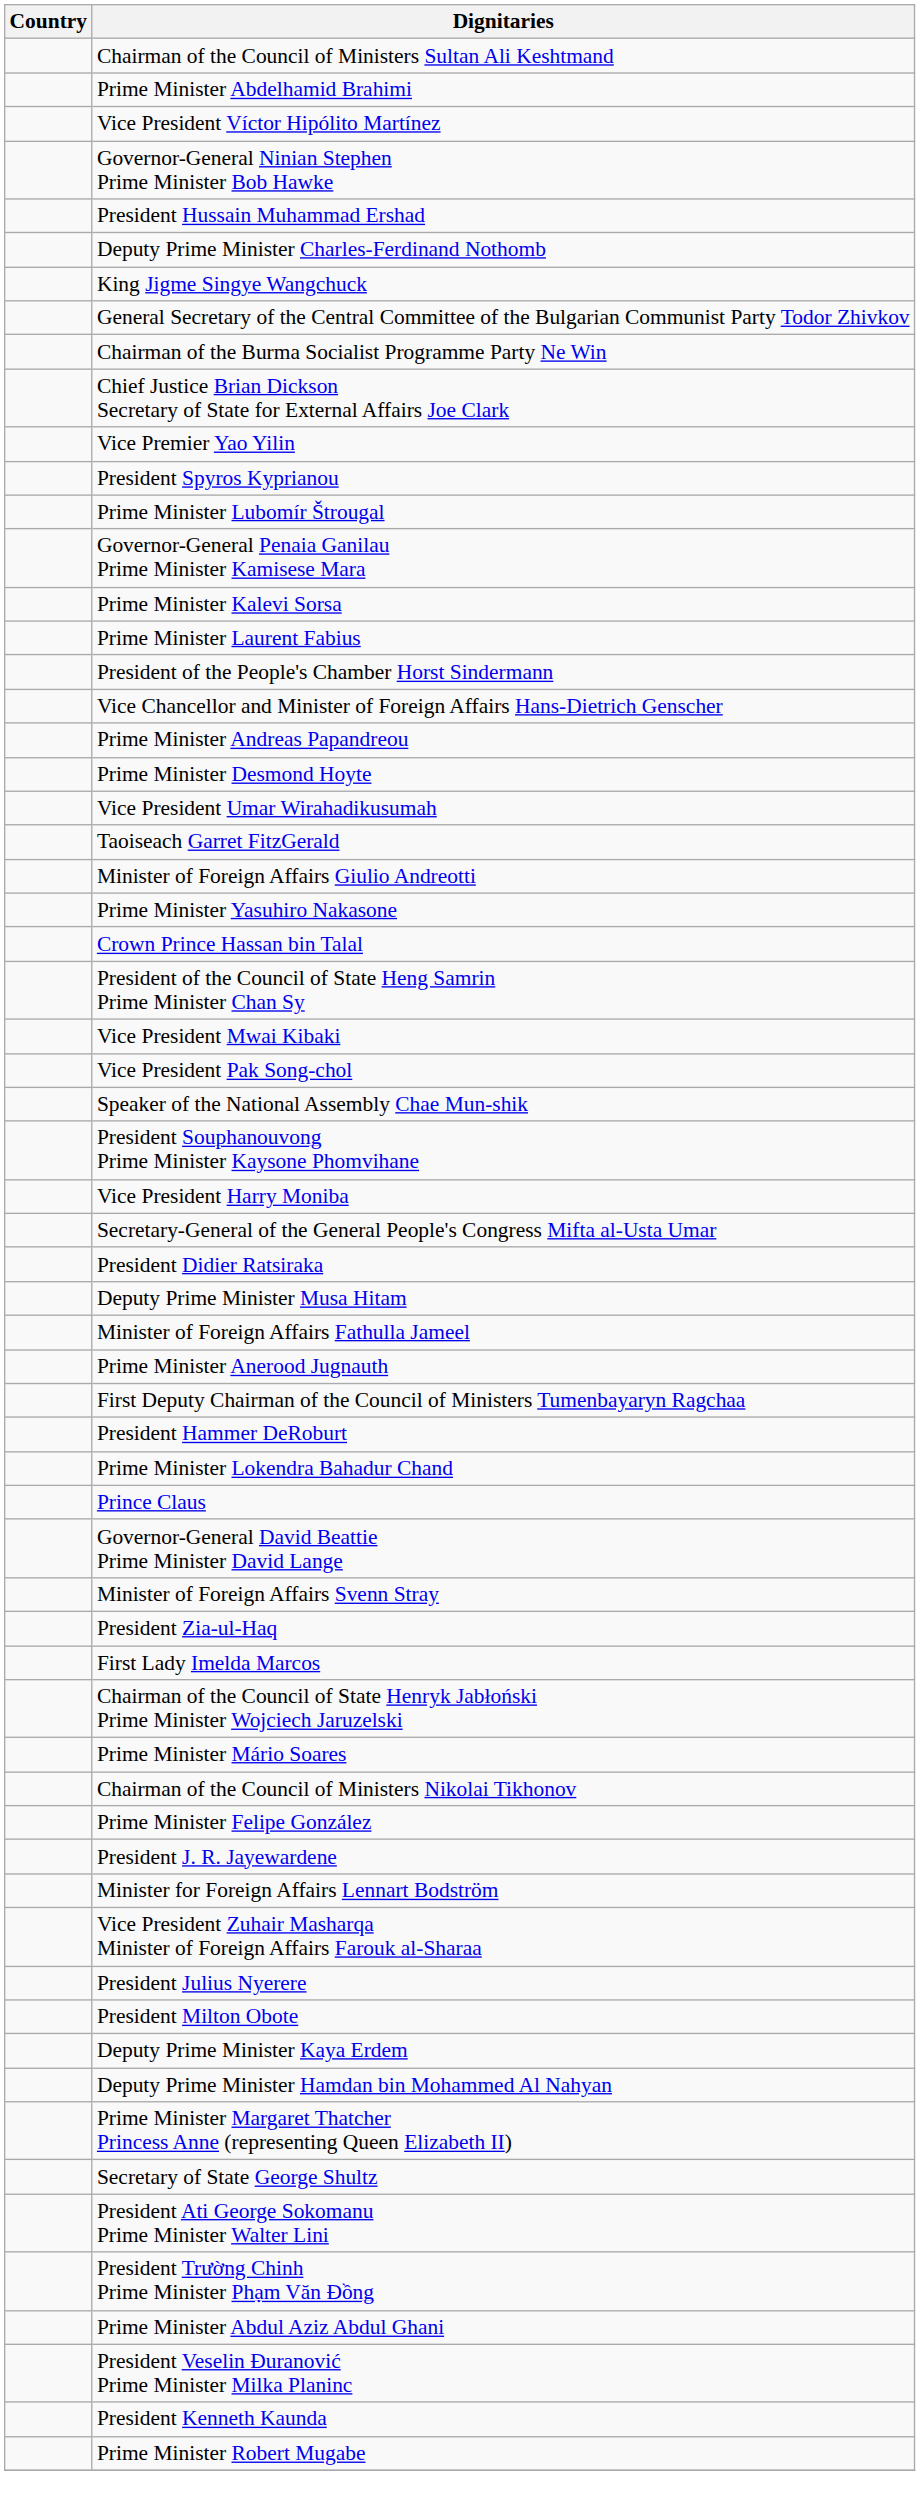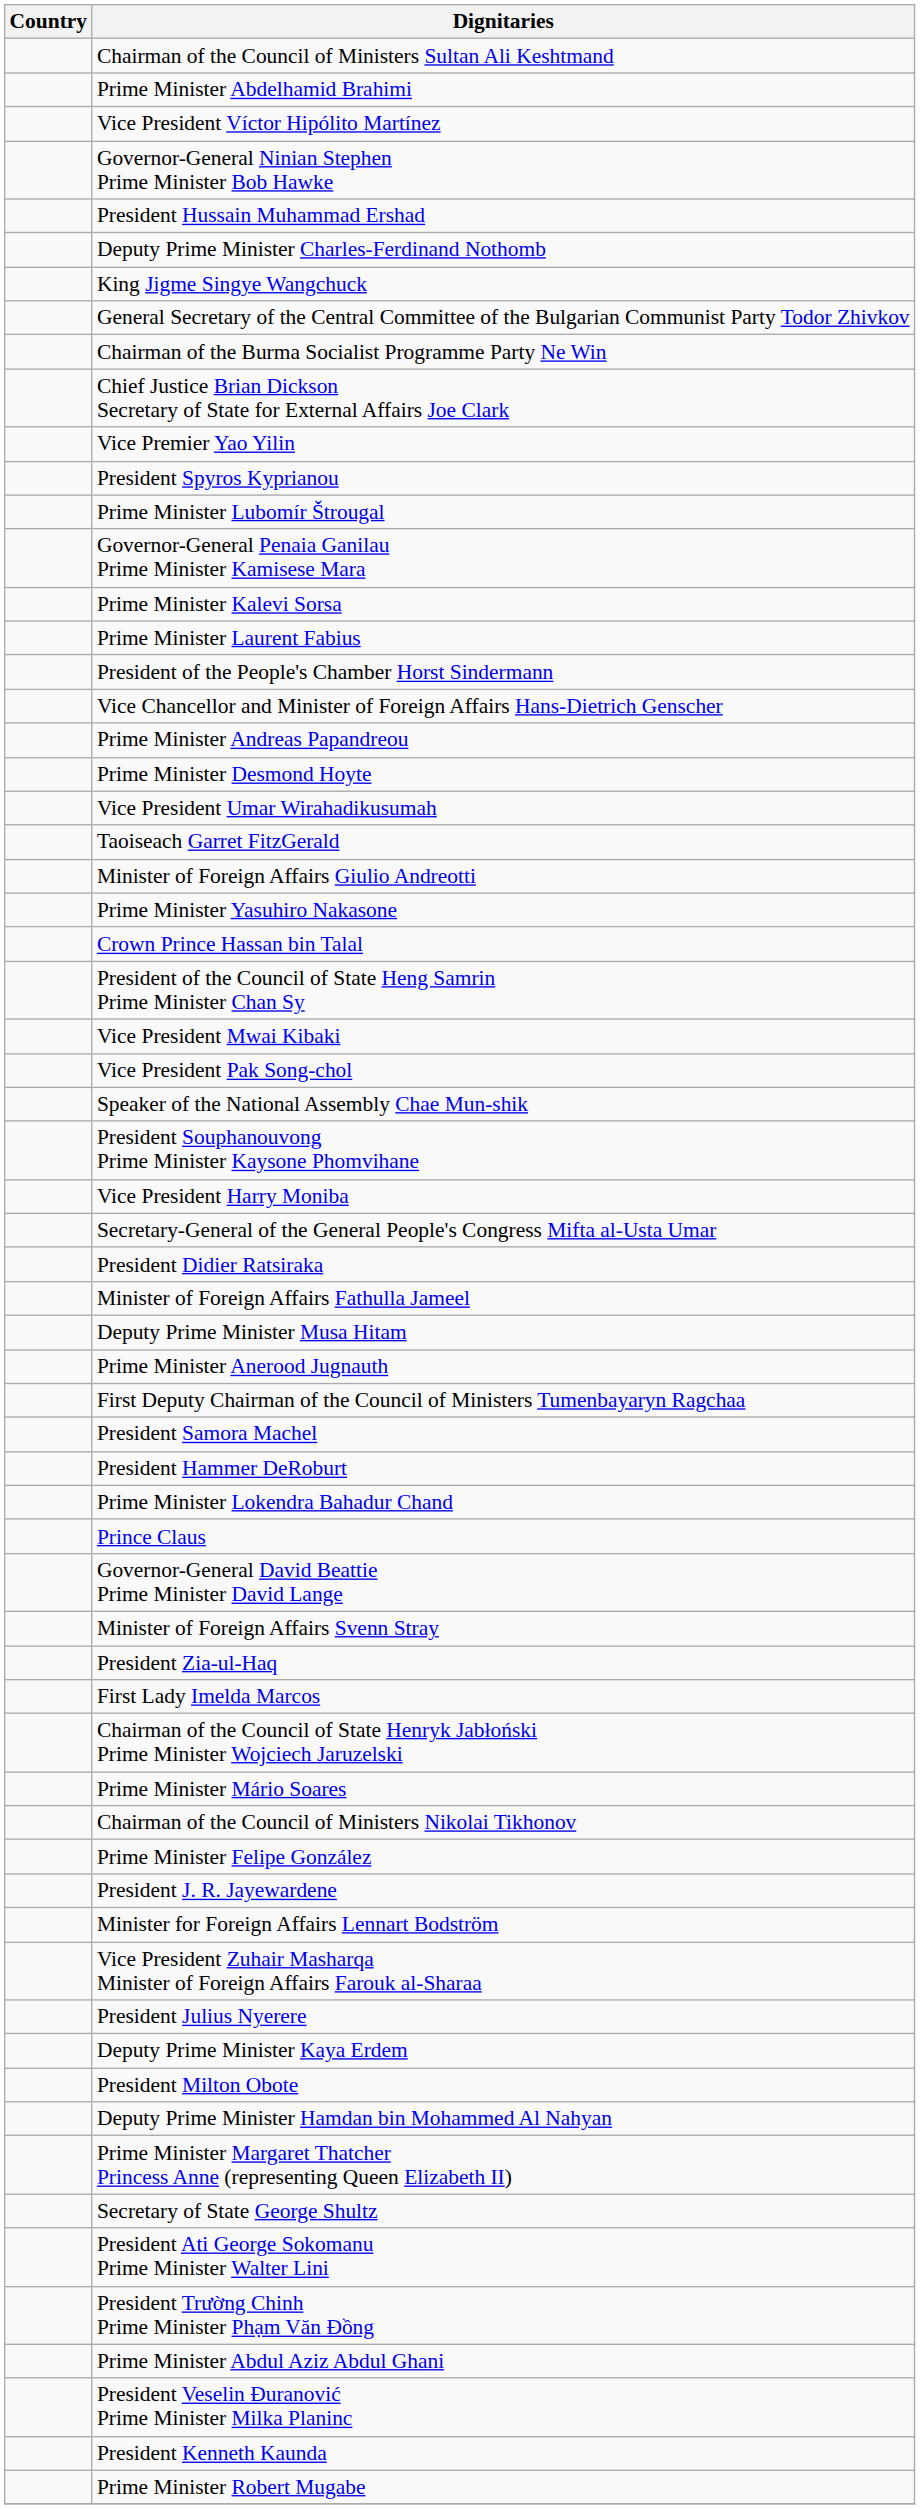rows swapped: (252, 1298) <-> (283, 1332)
+ row: (207, 1434)
rows swapped: (252, 2050) <-> (198, 2016)
